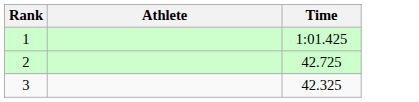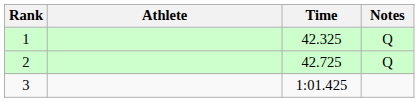+ column: (387, 16)
(322, 39) 1:01.425 -> (322, 39) 42.325
(322, 85) 42.325 -> (322, 85) 1:01.425
